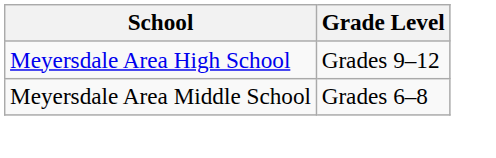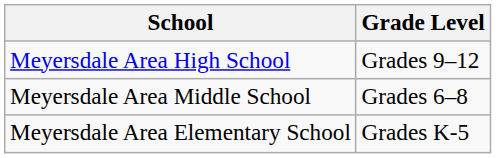+ row: (180, 133)
